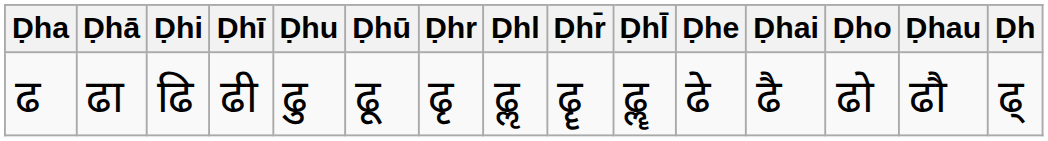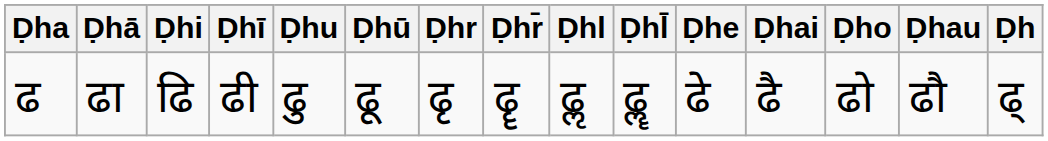columns swapped: (580, 28) <-> (515, 28)
